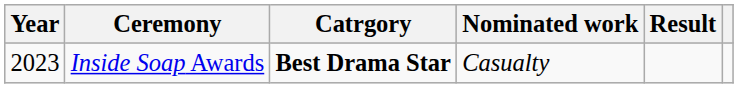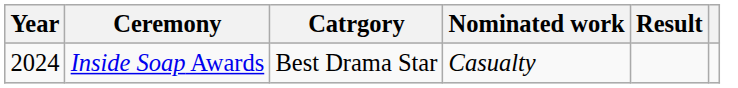(35, 62) 2023 -> (35, 62) 2024
(363, 62) bold -> (356, 62) normal
